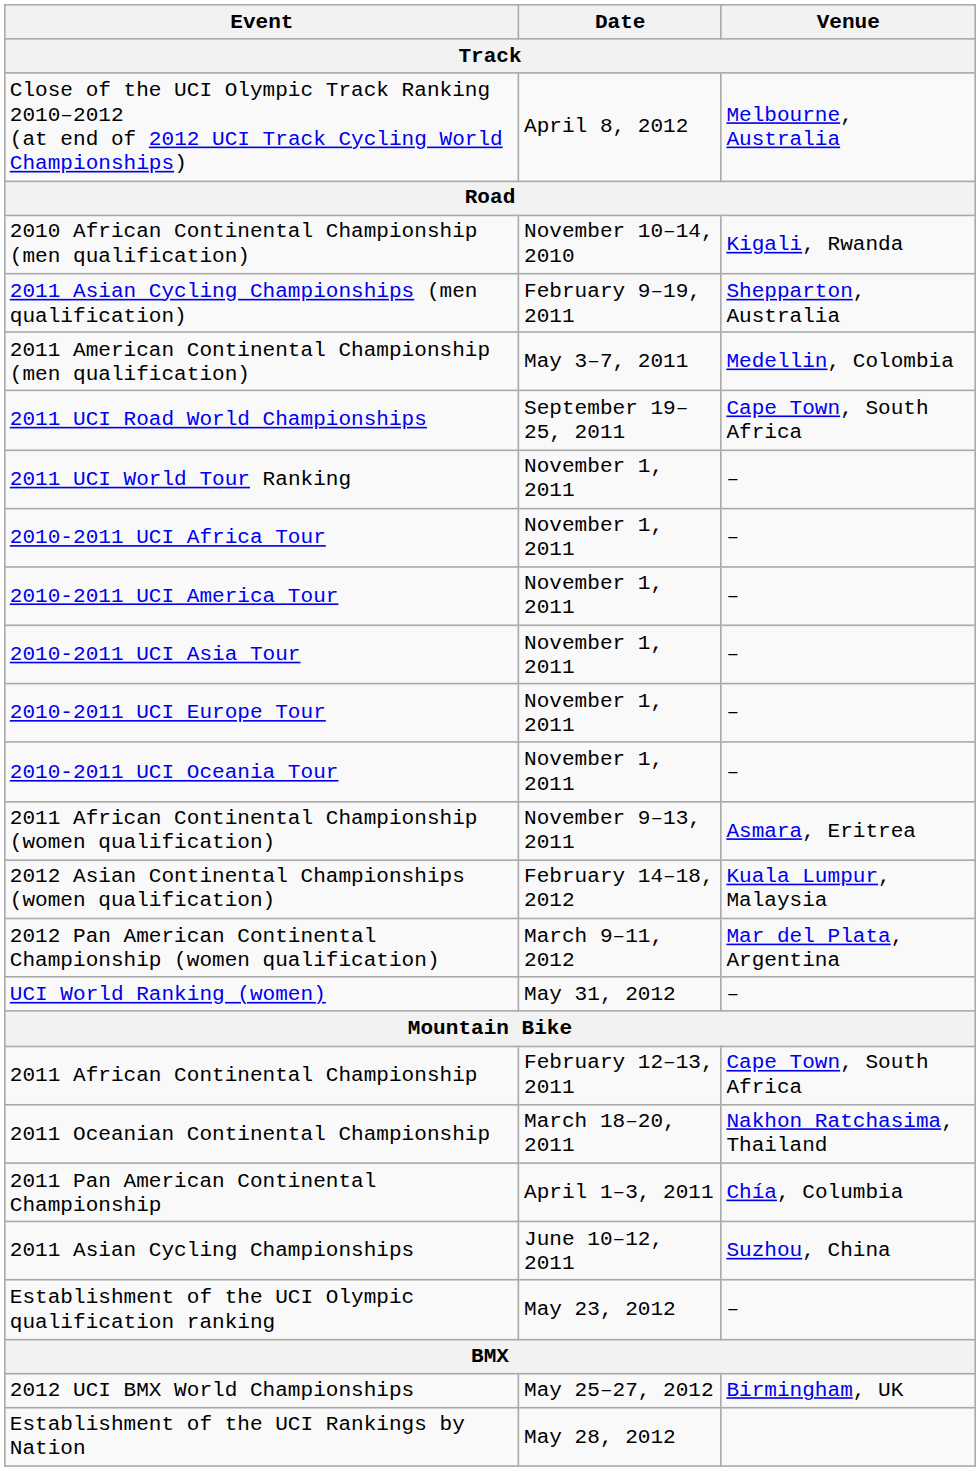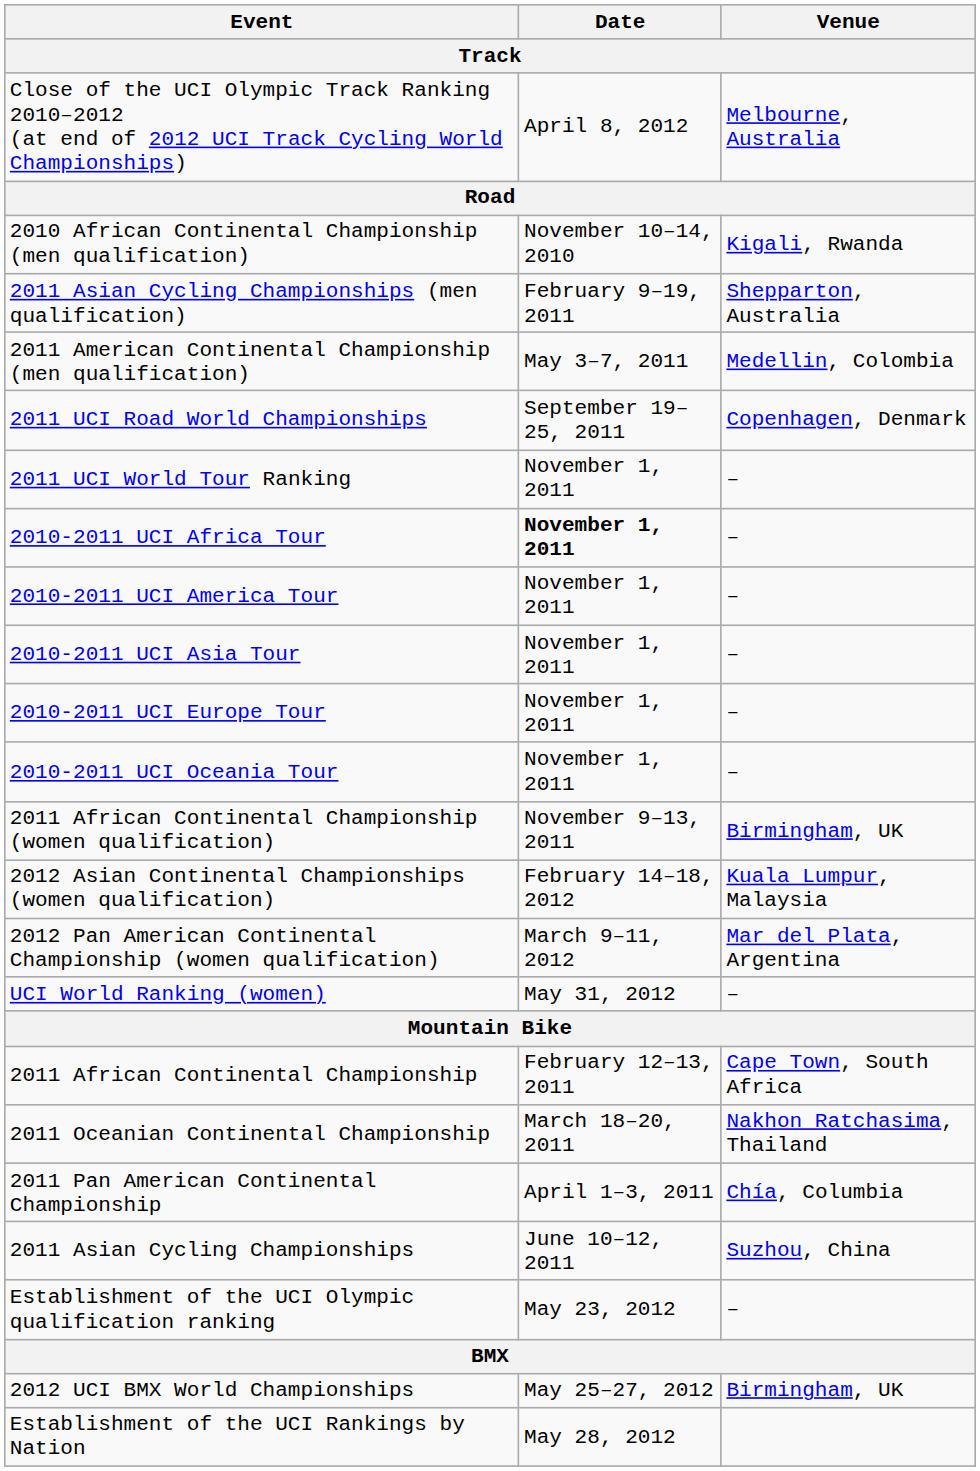(828, 420) Cape Town, South Africa -> (846, 420) Copenhagen, Denmark
(594, 537) normal -> (594, 537) bold
(821, 831) Asmara, Eritrea -> (815, 831) Birmingham, UK
